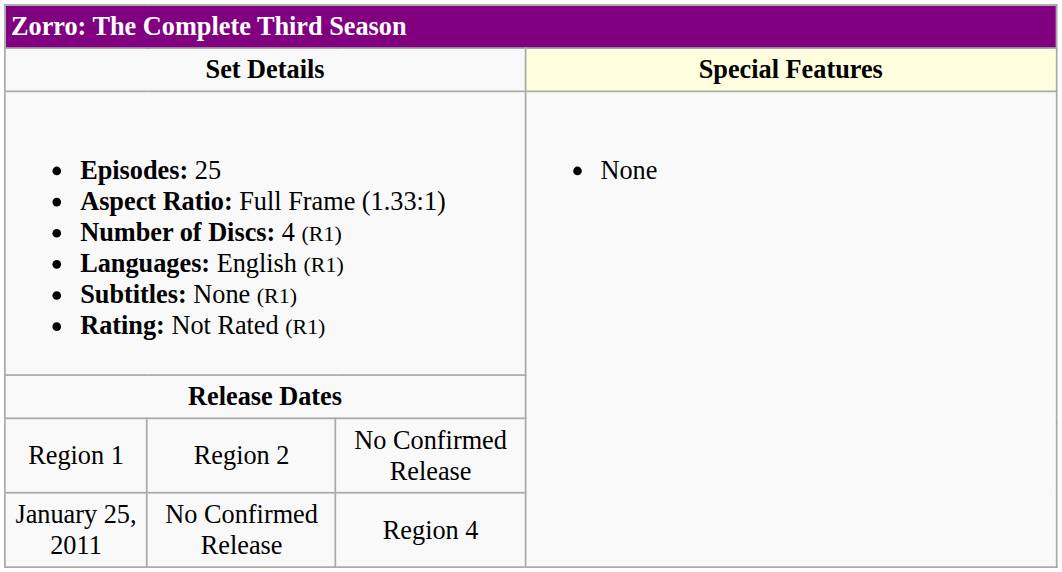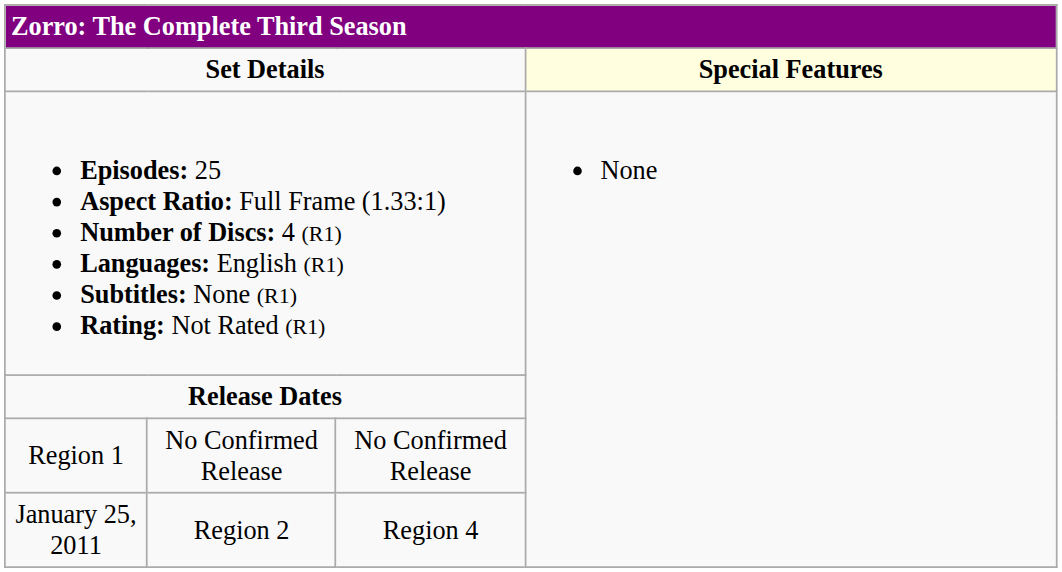(242, 454) Region 2 -> (242, 454) No Confirmed Release
(242, 529) No Confirmed Release -> (242, 529) Region 2
